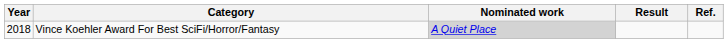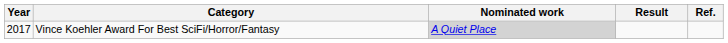(19, 30) 2018 -> (19, 30) 2017
